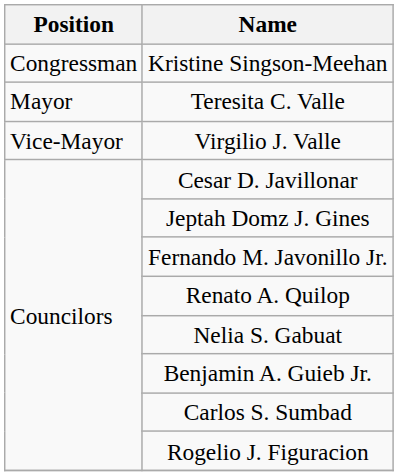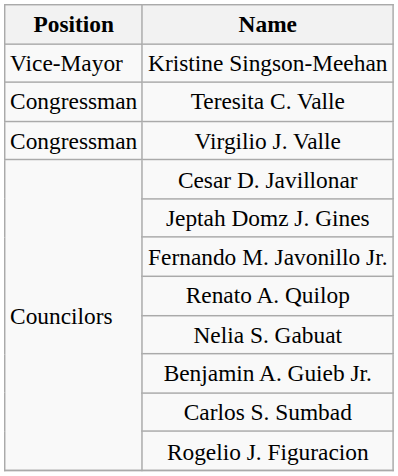(74, 63) Congressman -> (66, 63) Vice-Mayor
(41, 102) Mayor -> (74, 102) Congressman
(66, 140) Vice-Mayor -> (74, 140) Congressman
